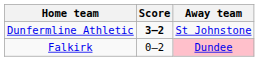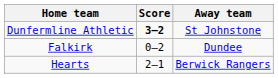(213, 47) pink background -> (223, 47) no background
+ row: (70, 64)
